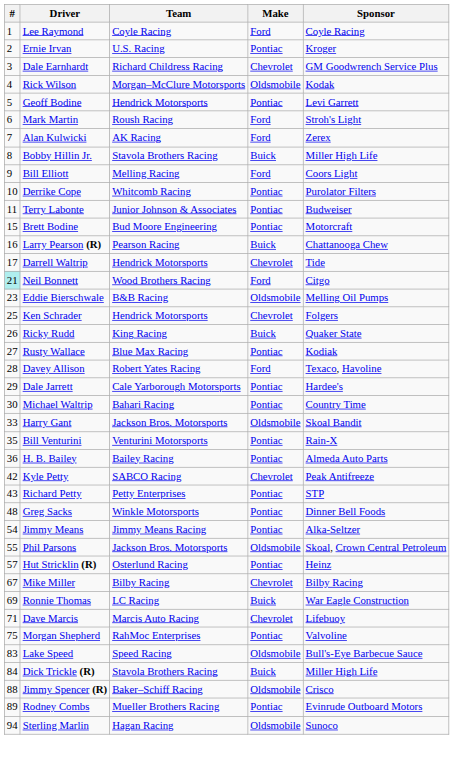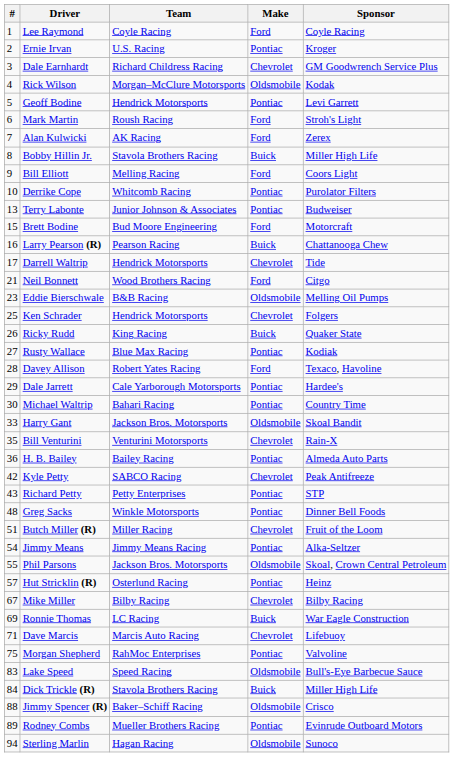(12, 209) 11 -> (12, 209) 13
(266, 227) Pontiac -> (260, 227) Ford
(12, 280) paleturquoise background -> (12, 280) no background
(266, 440) Pontiac -> (271, 440) Chevrolet
+ row: (59, 529)
